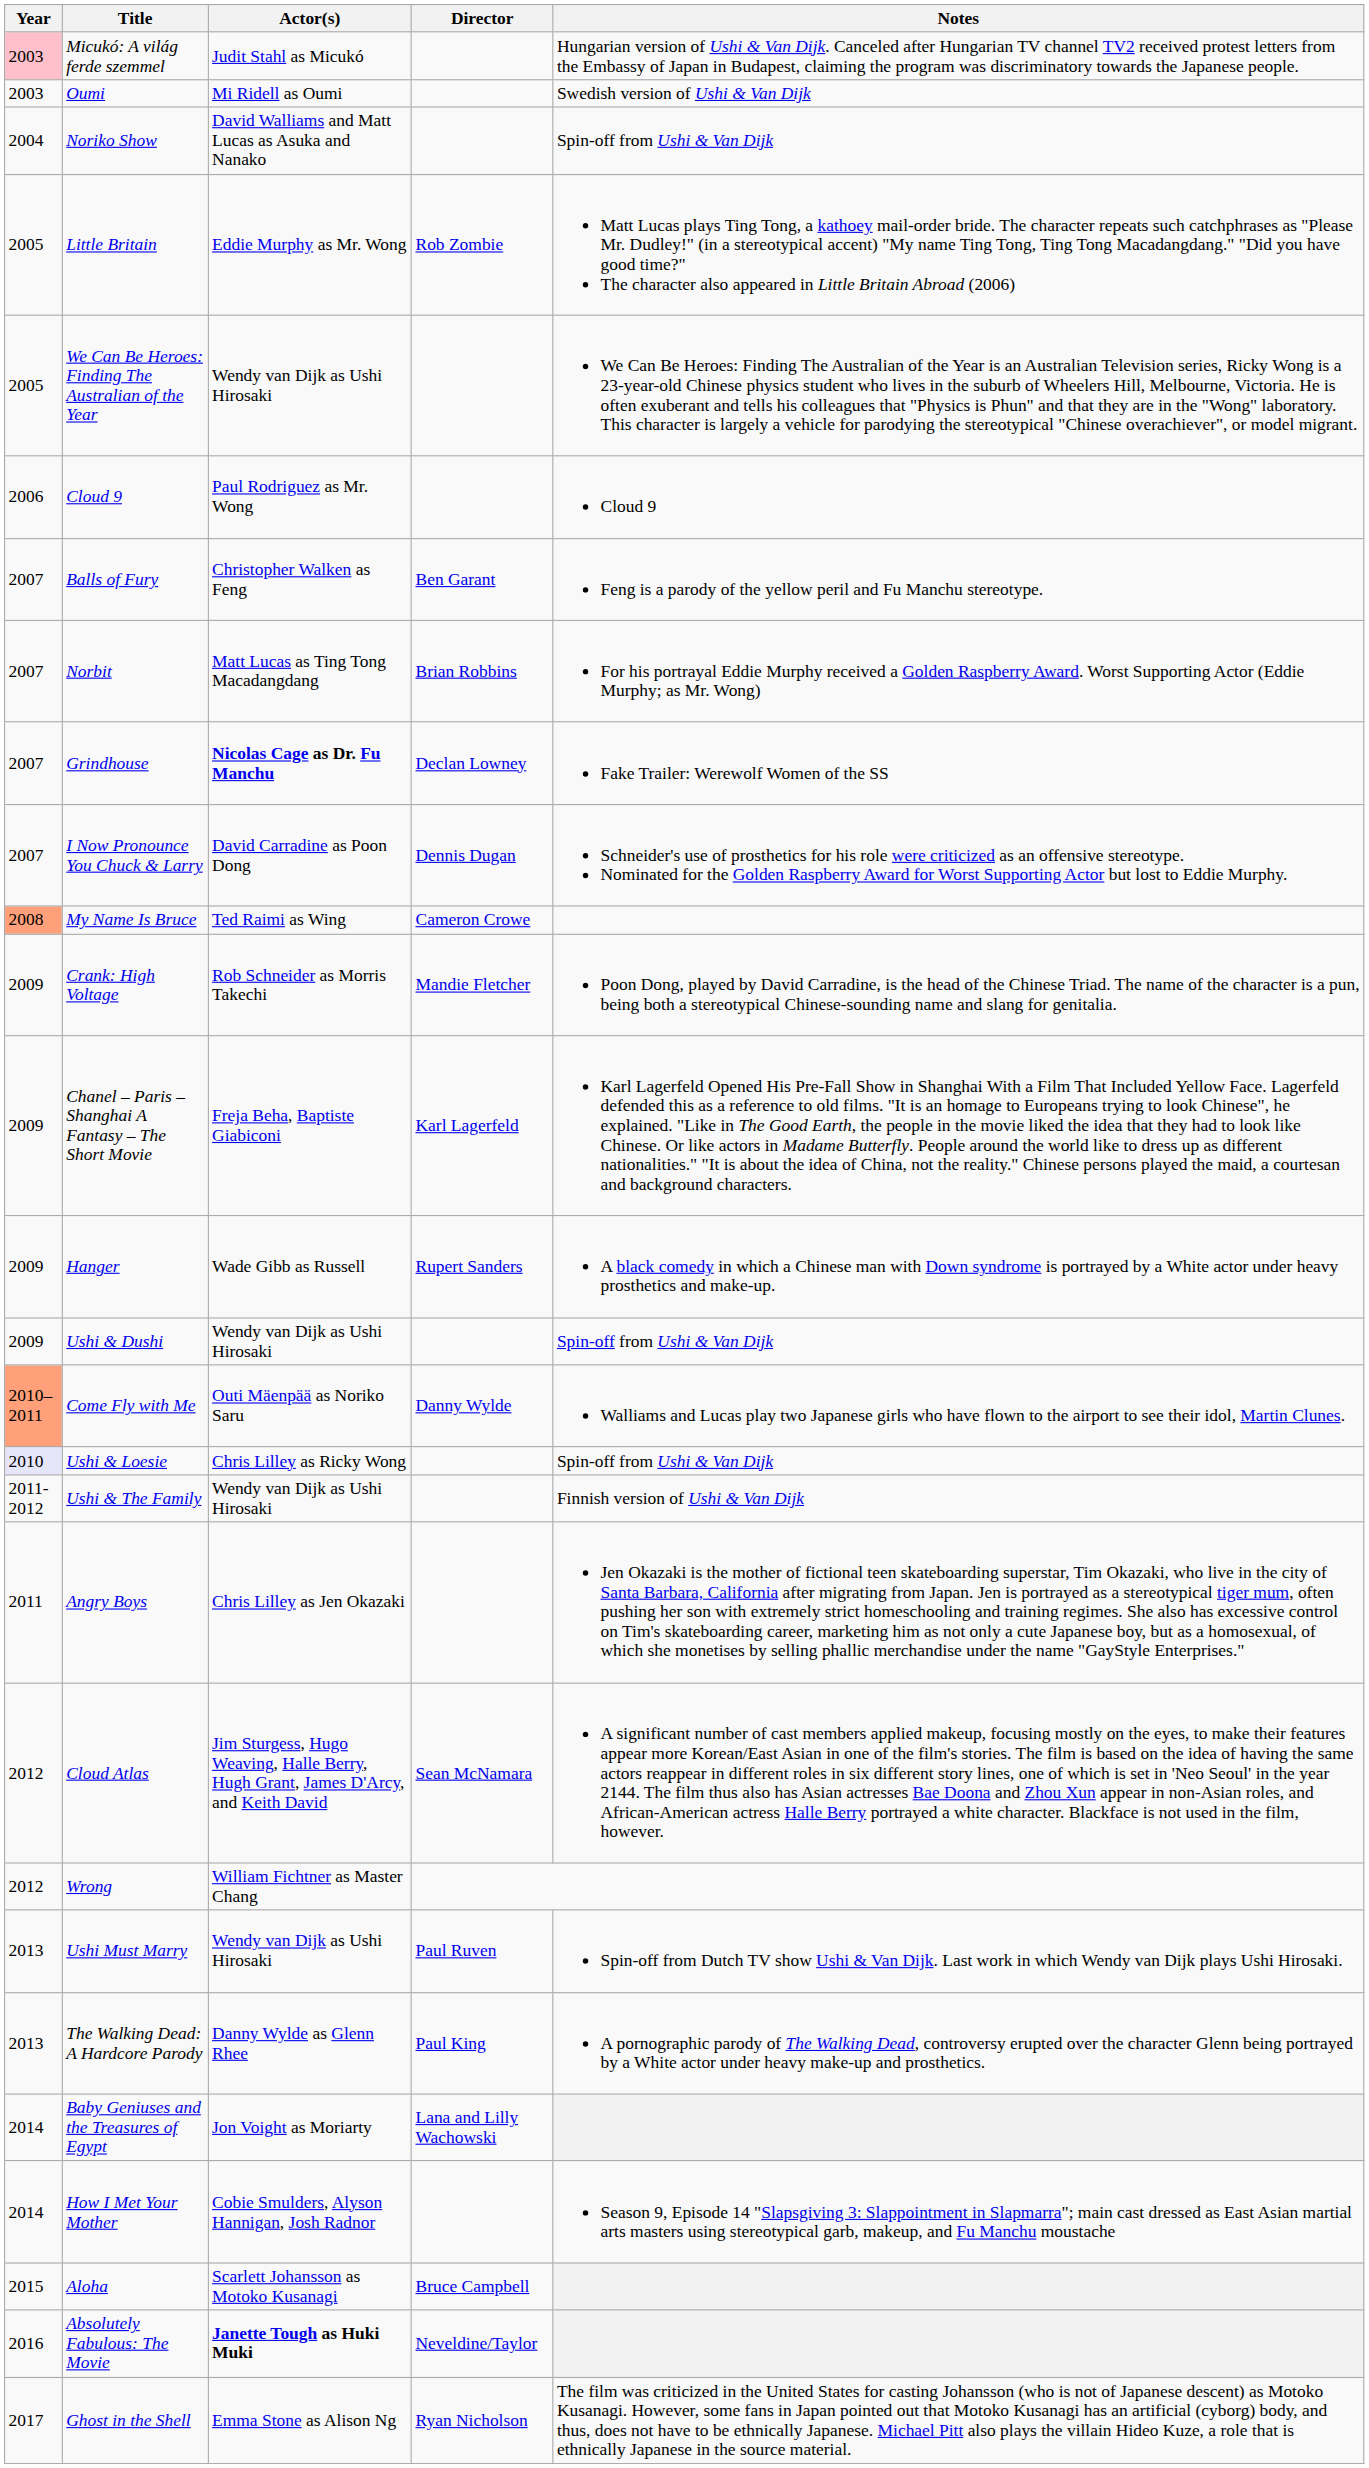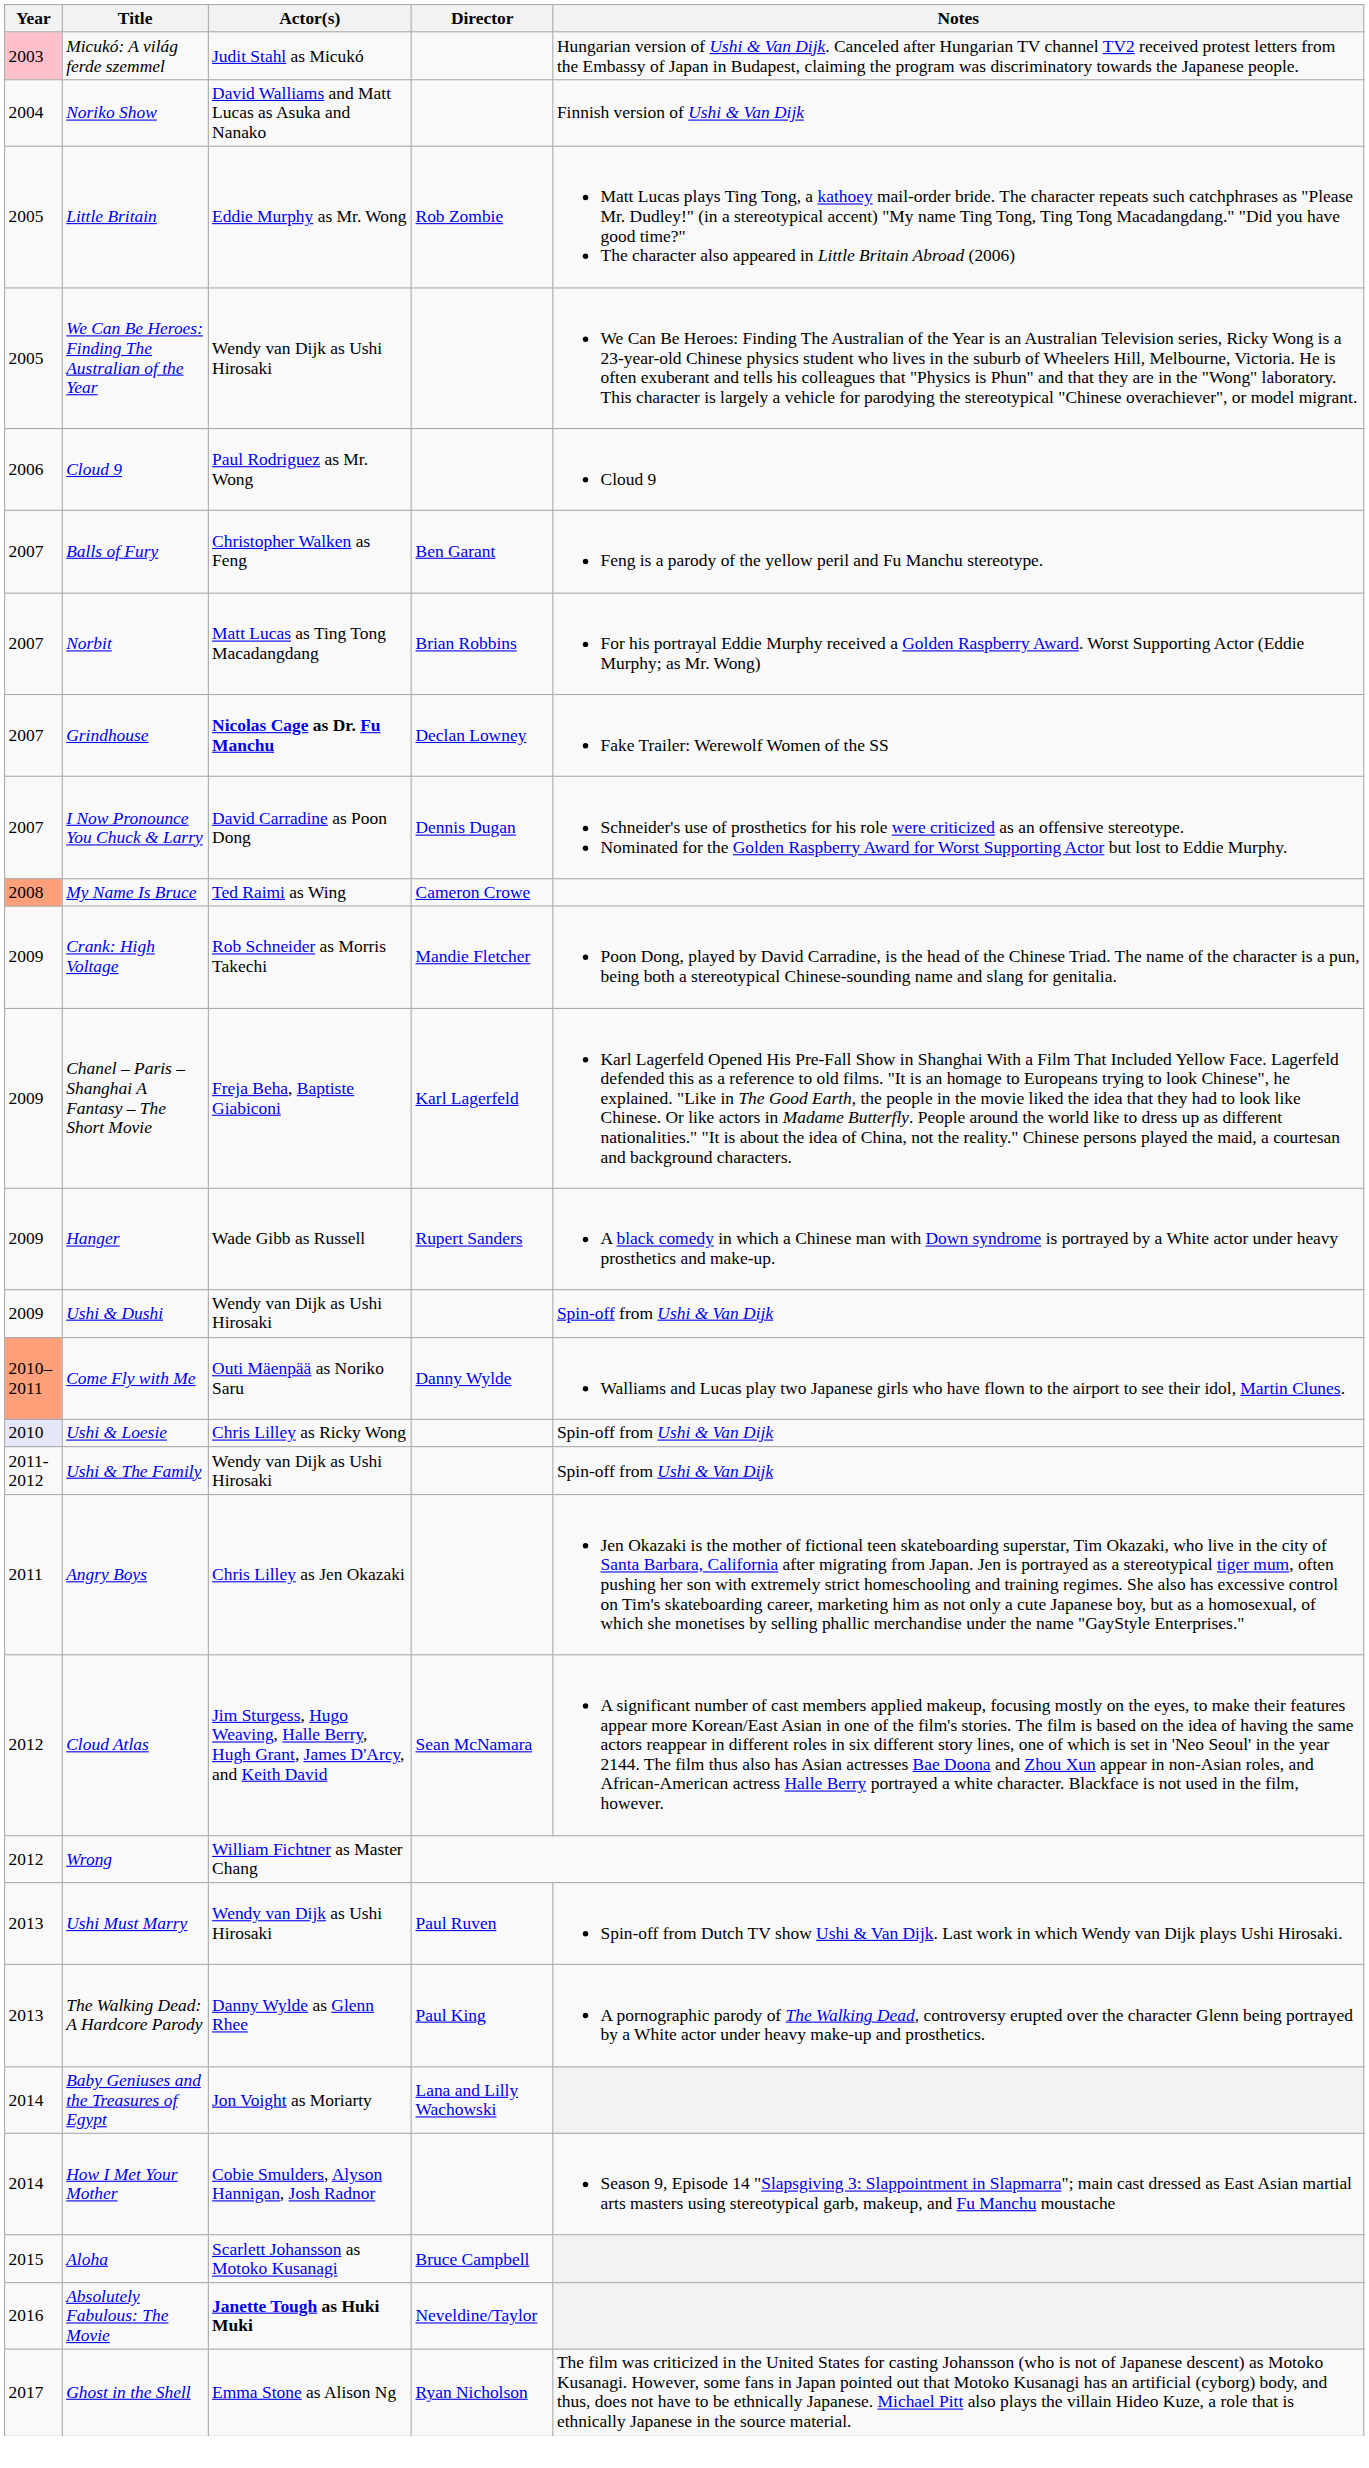- row: (86, 93)
(665, 140) Spin-off from Ushi & Van Dijk -> (680, 112) Finnish version of Ushi & Van Dijk
(680, 1498) Finnish version of Ushi & Van Dijk -> (665, 1470) Spin-off from Ushi & Van Dijk
